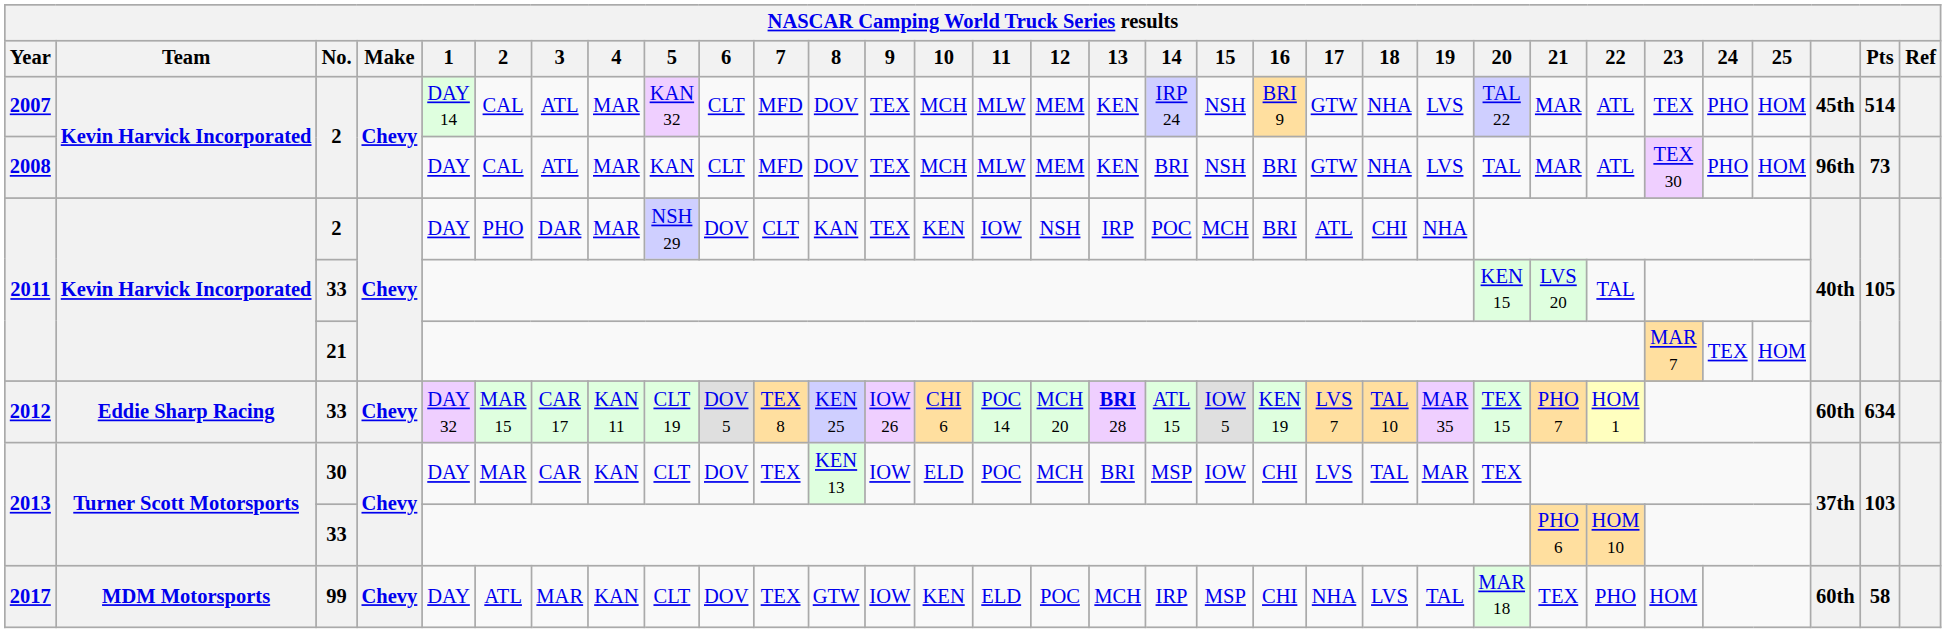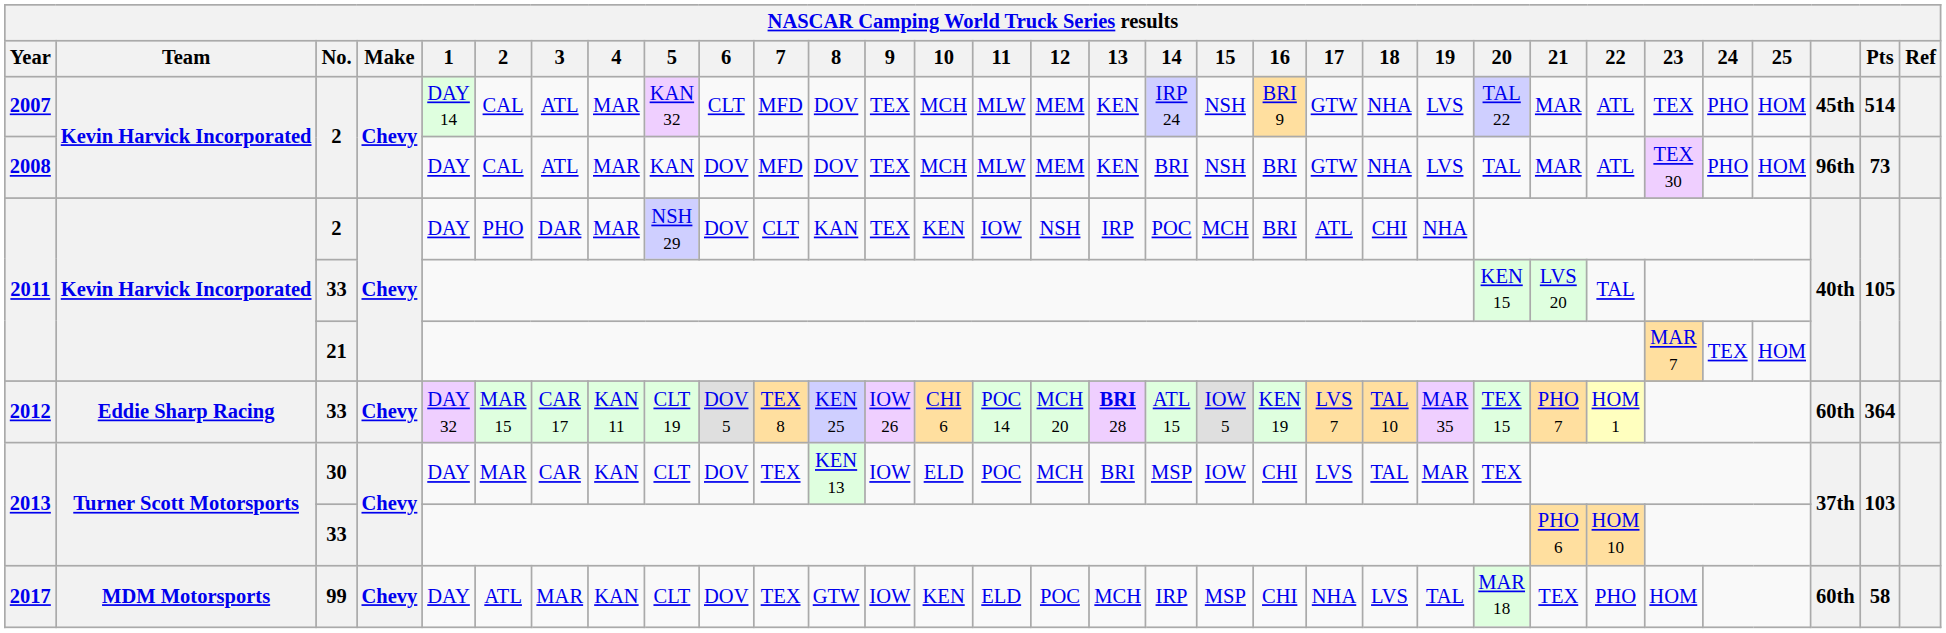(726, 167) CLT -> (726, 167) DOV
(1880, 412) 634 -> (1880, 412) 364
